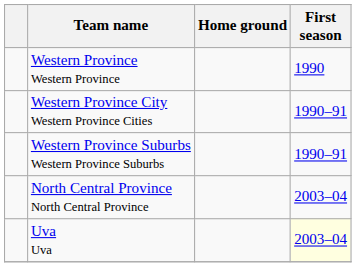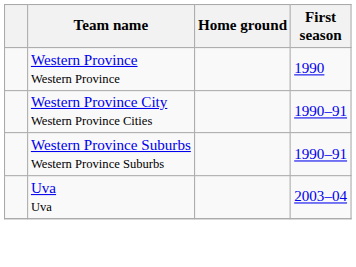- row: (101, 197)
(321, 240) lightyellow background -> (321, 197) no background
